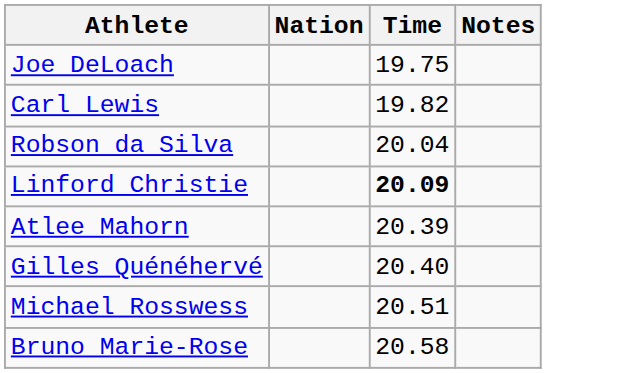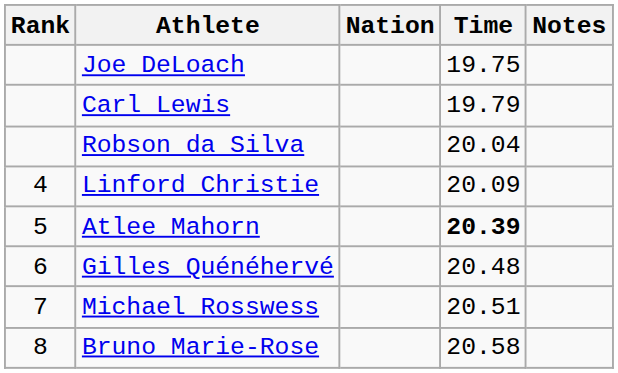+ column: (40, 25)
(412, 106) 19.82 -> (483, 106) 19.79
(412, 186) bold -> (483, 186) normal
(412, 226) normal -> (483, 226) bold
(412, 267) 20.40 -> (483, 267) 20.48
